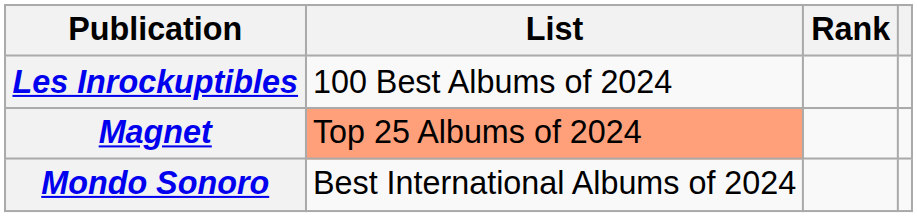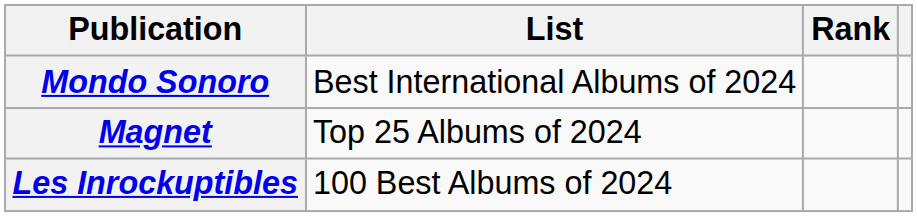rows swapped: (155, 81) <-> (155, 183)
(477, 132) lightsalmon background -> (477, 132) no background
